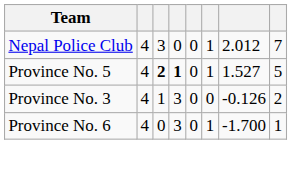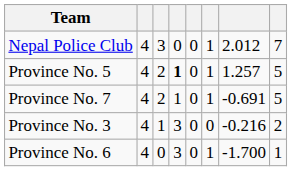(161, 71) bold -> (161, 71) normal
(241, 71) 1.527 -> (241, 71) 1.257
+ row: (60, 98)
(244, 98) -0.126 -> (244, 125) -0.216
